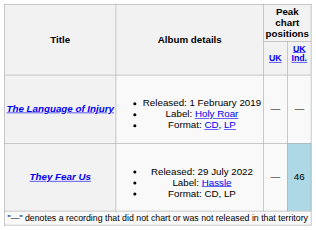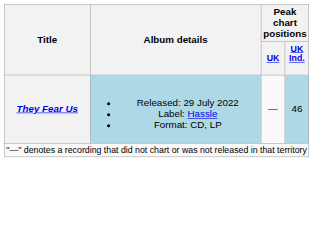- row: (60, 109)
(190, 183) no background -> (176, 115) lightblue background
